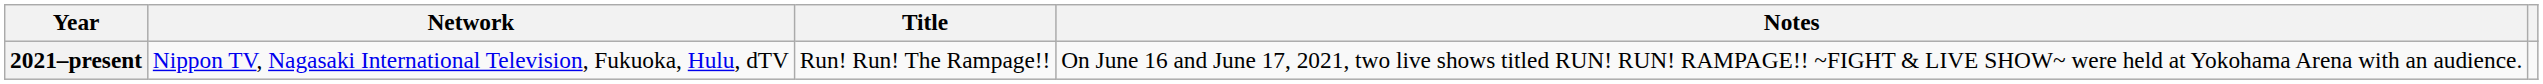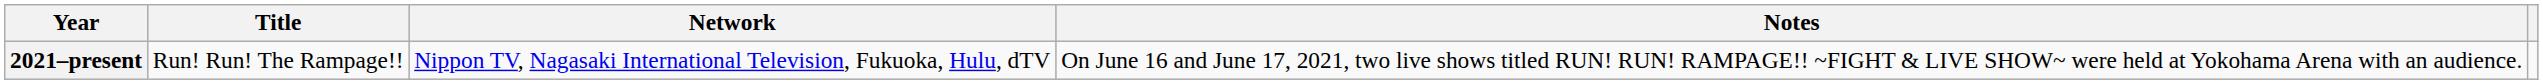columns swapped: (925, 23) <-> (471, 23)
